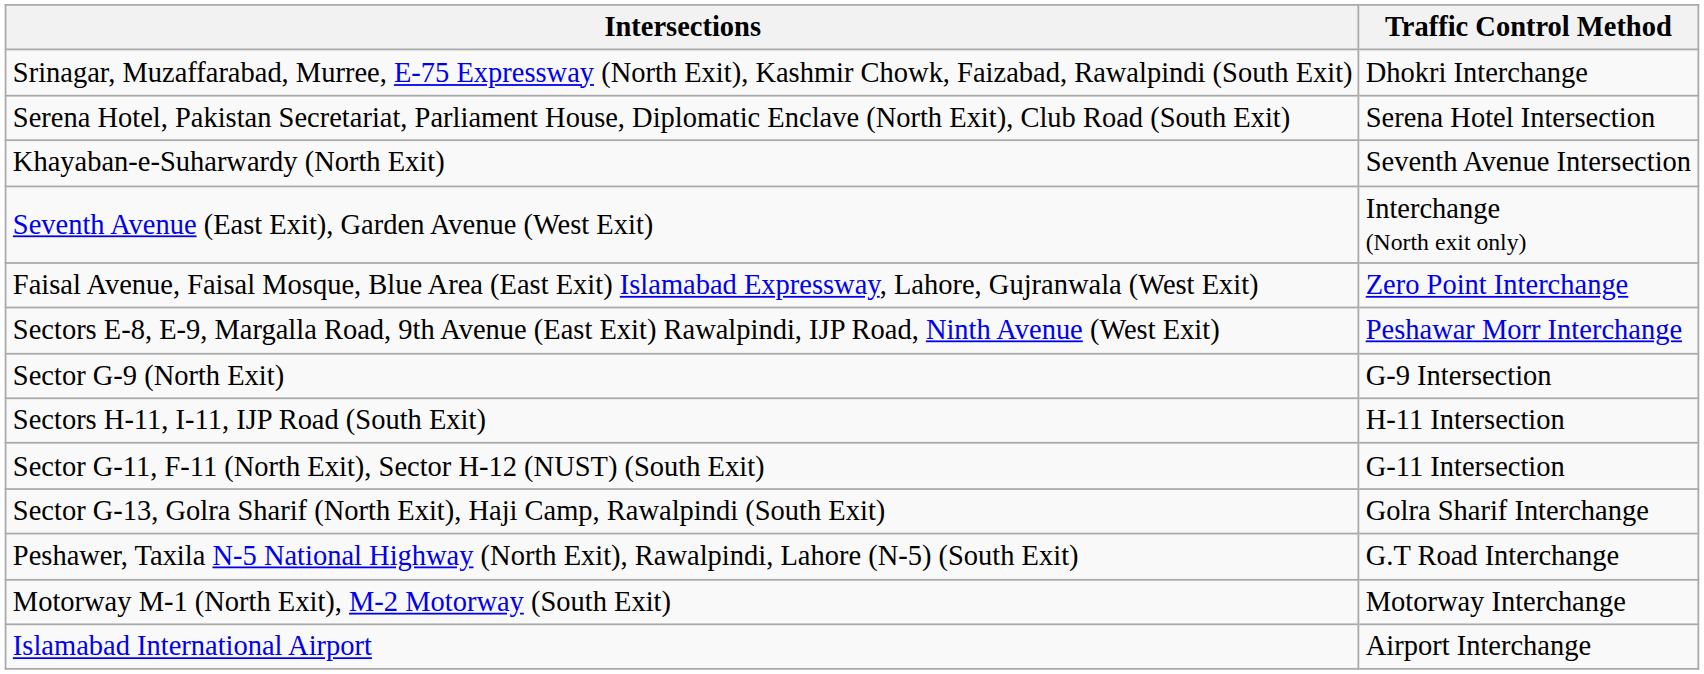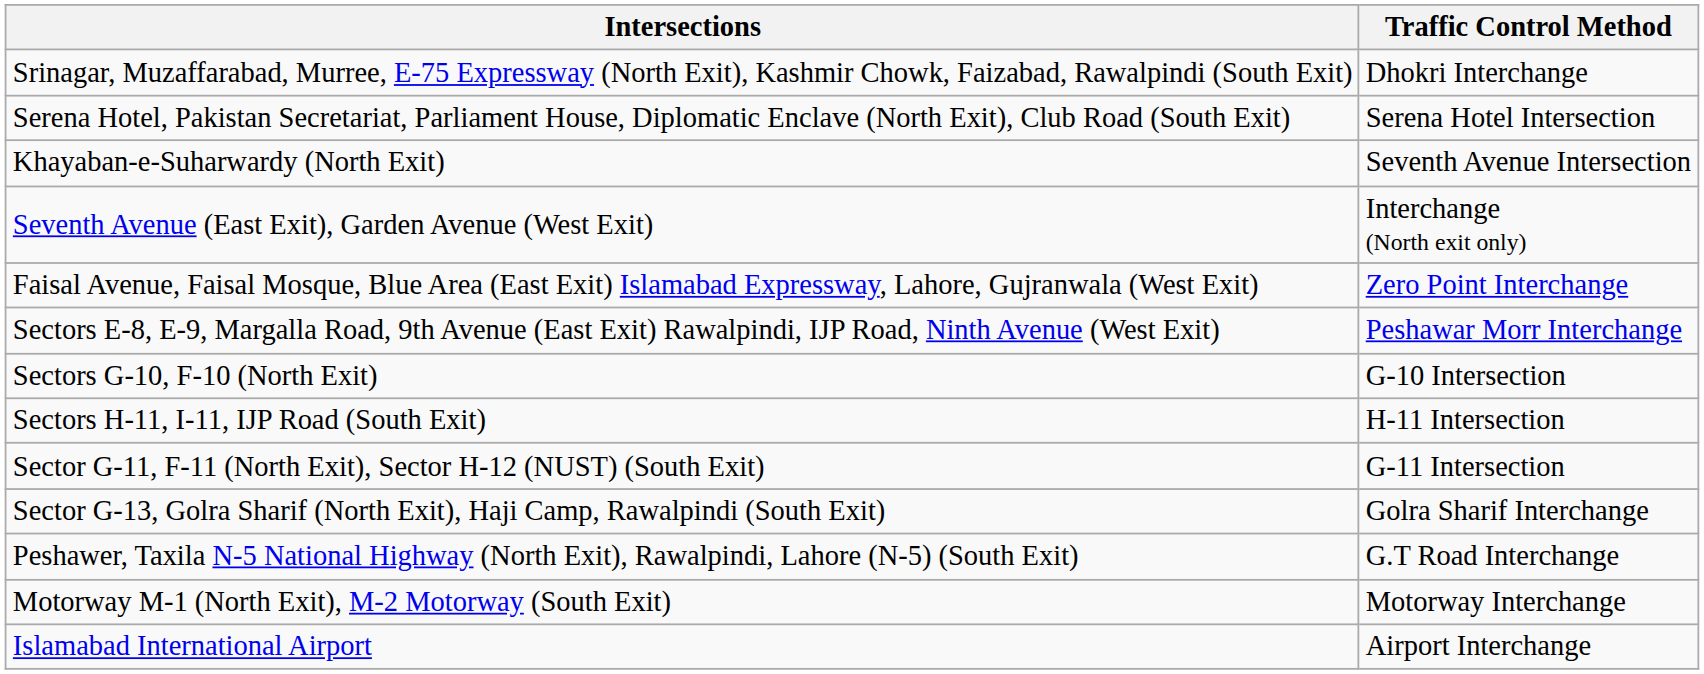- row: (148, 375)
+ row: (195, 375)
